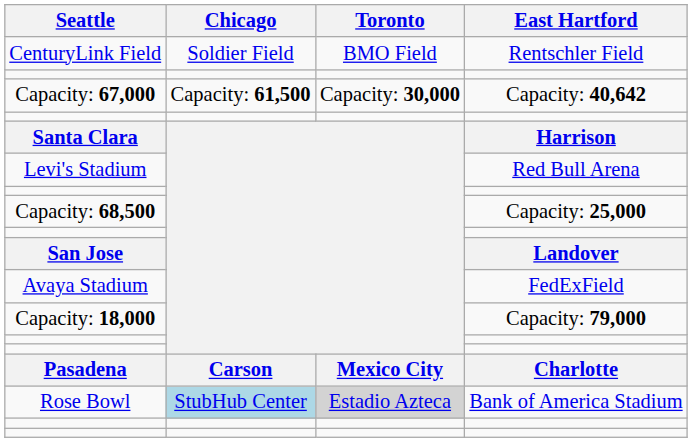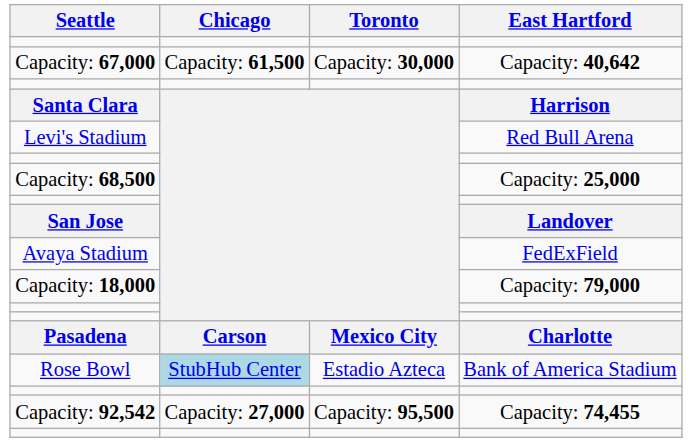- row: (85, 53)
(390, 402) lightgrey background -> (384, 369) no background
+ row: (85, 411)
